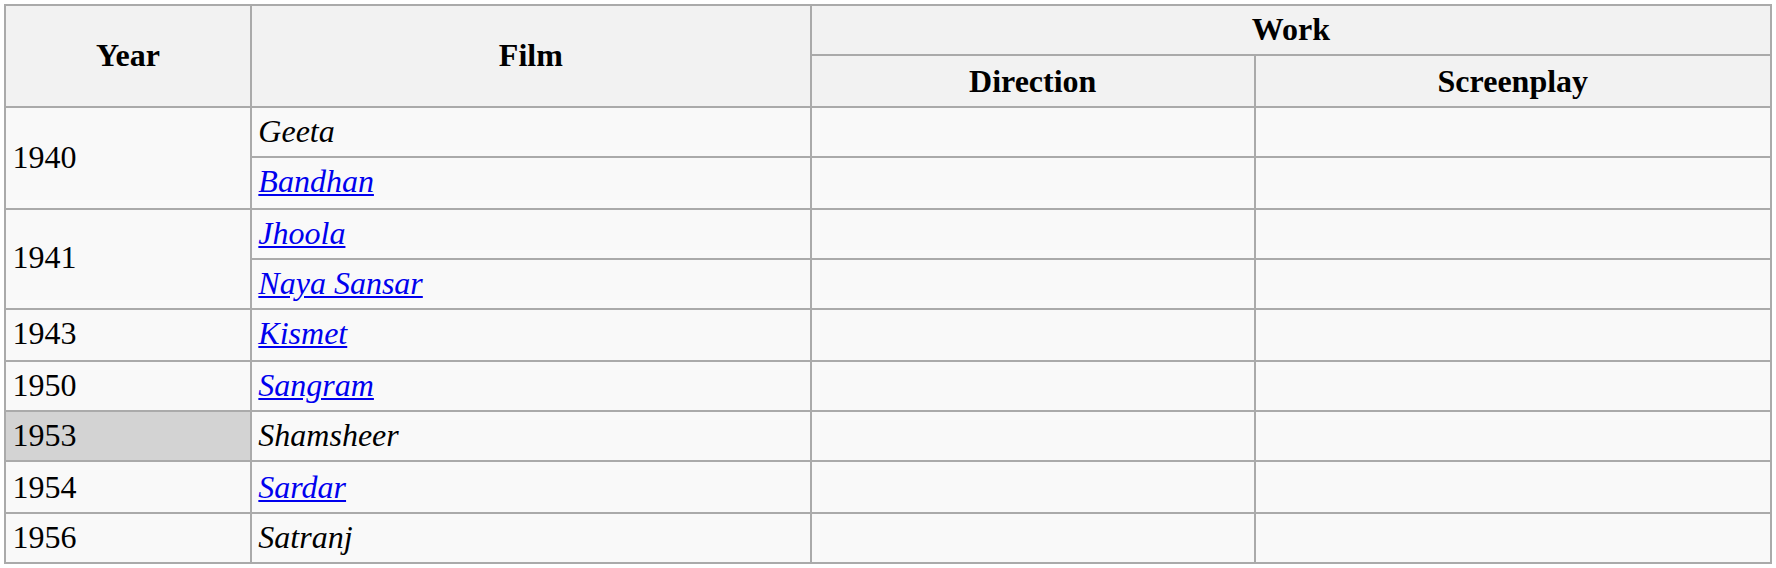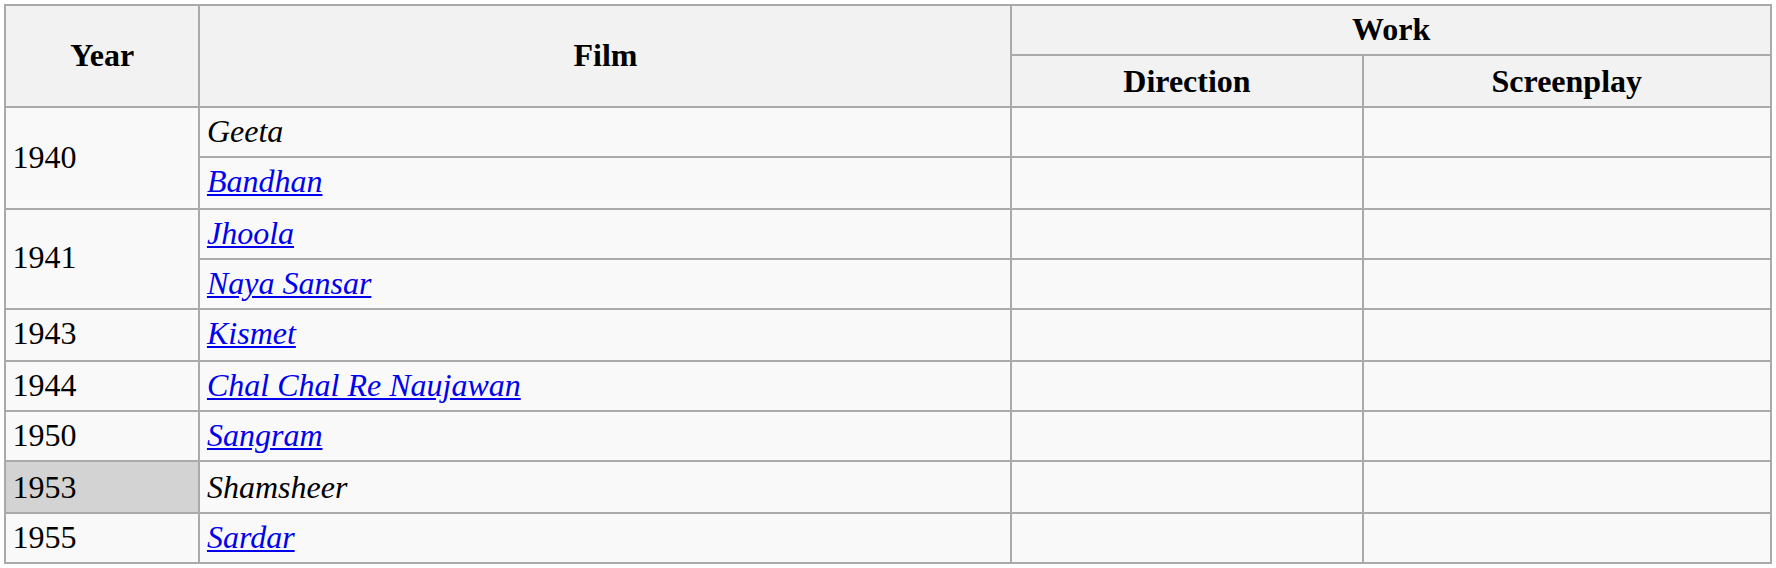+ row: (364, 385)
(44, 486) 1954 -> (44, 537) 1955
- row: (305, 537)
